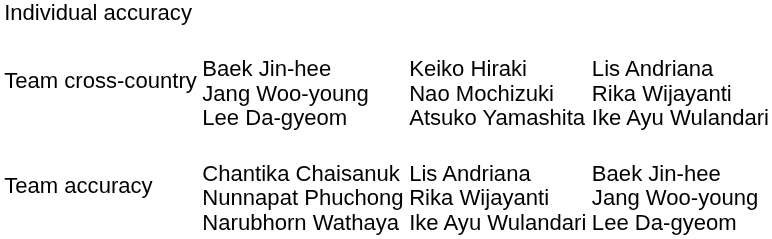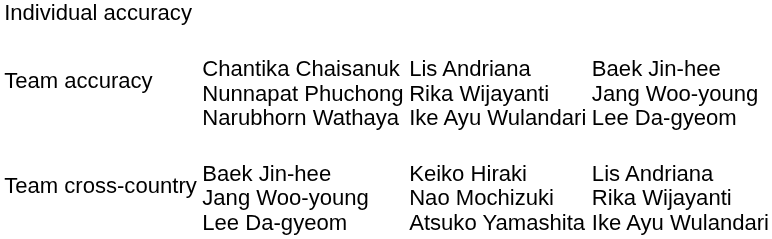rows swapped: (78, 185) <-> (100, 80)
